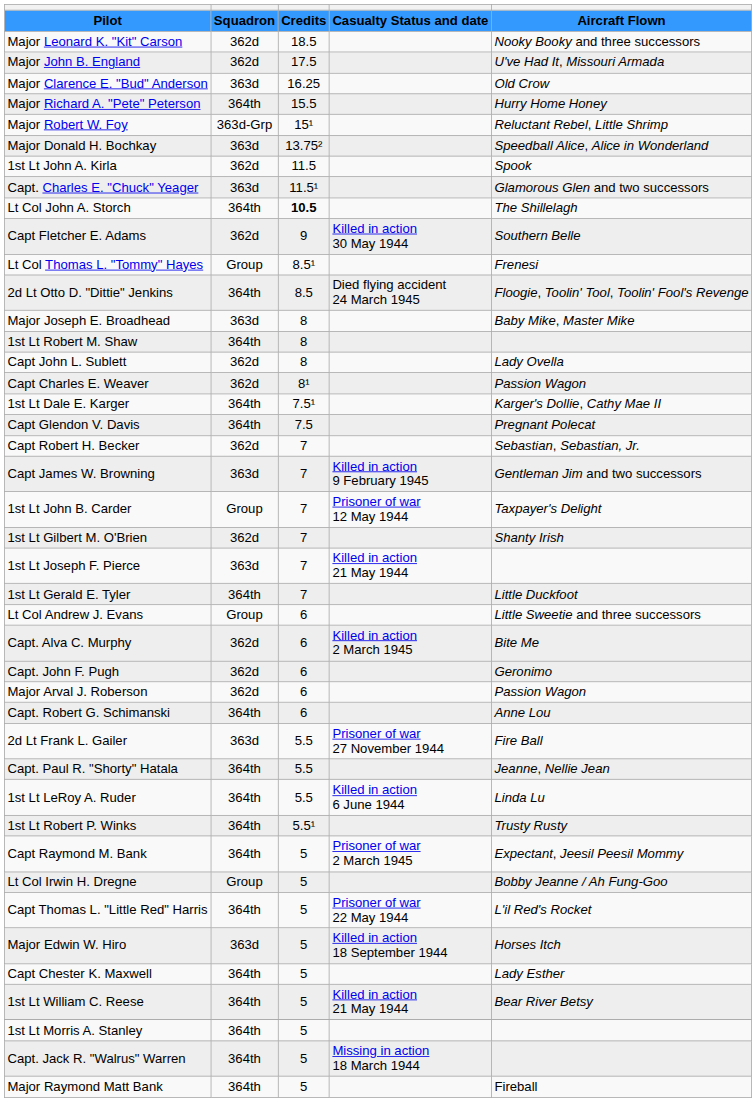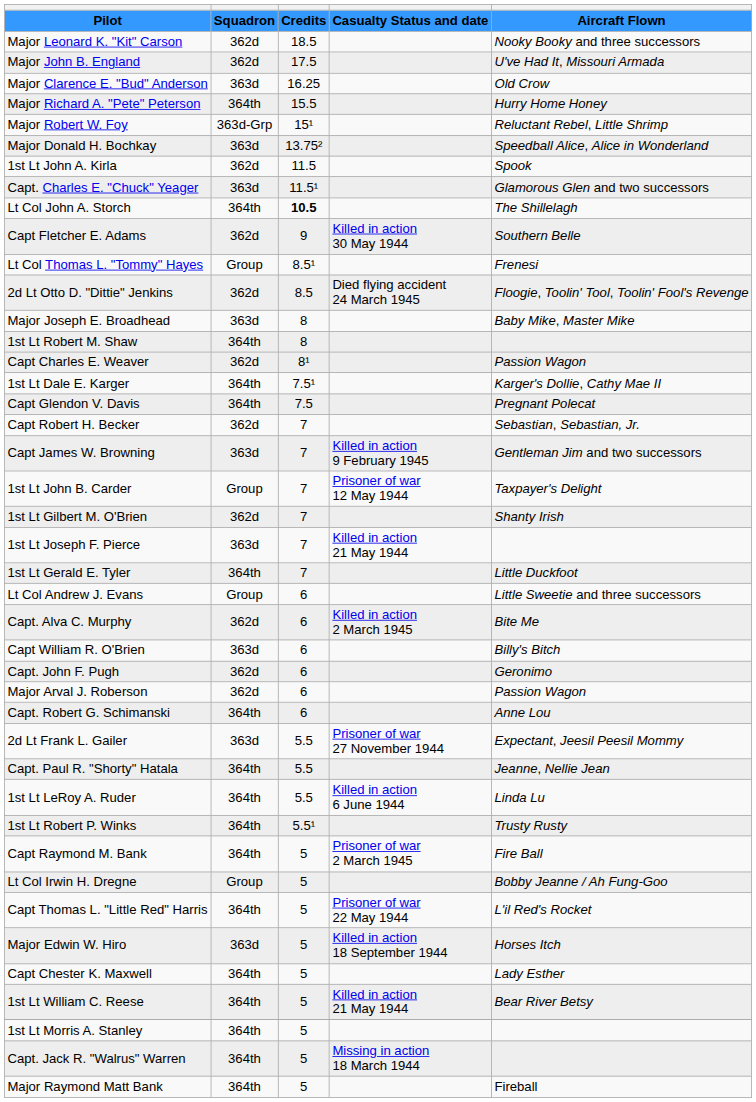(244, 292) 364th -> (244, 292) 362d
- row: (67, 362)
+ row: (76, 650)
(519, 741) Fire Ball -> (589, 741) Expectant, Jeesil Peesil Mommy
(589, 853) Expectant, Jeesil Peesil Mommy -> (519, 853) Fire Ball
